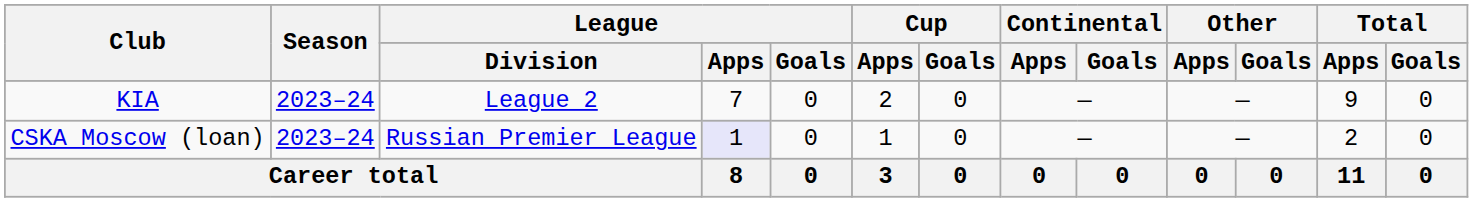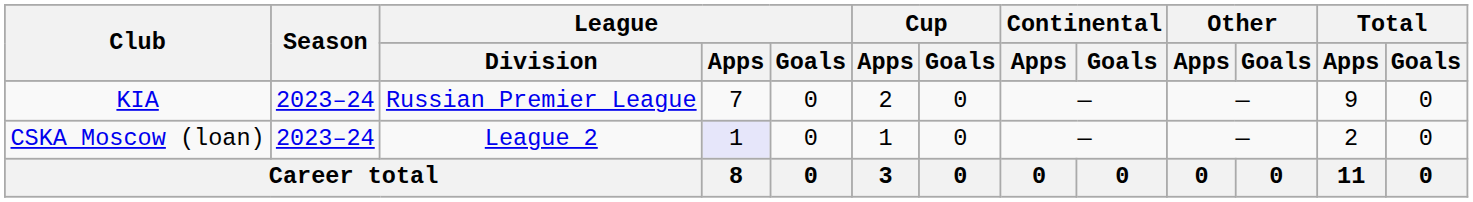(541, 101) League 2 -> (541, 101) Russian Premier League
(541, 139) Russian Premier League -> (541, 139) League 2
